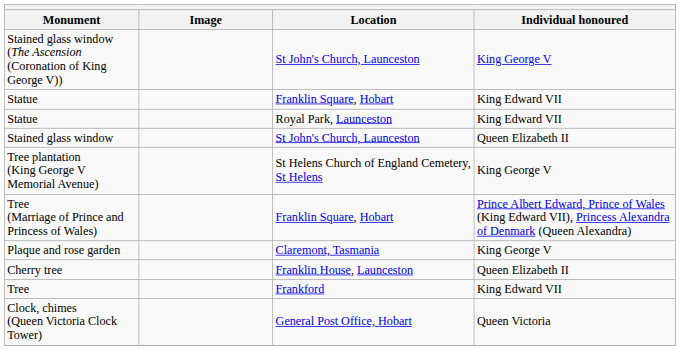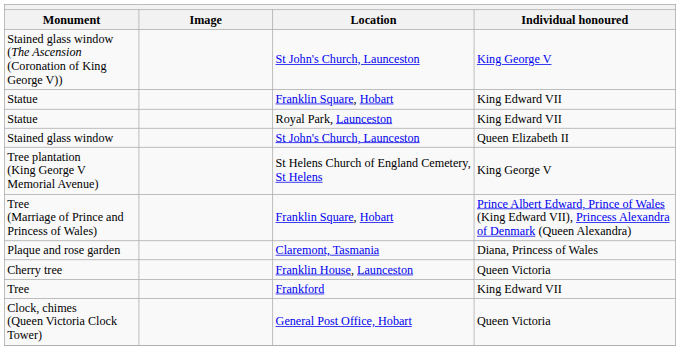(514, 250) King George V -> (537, 250) Diana, Princess of Wales
(523, 269) Queen Elizabeth II -> (514, 269) Queen Victoria
